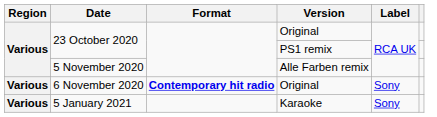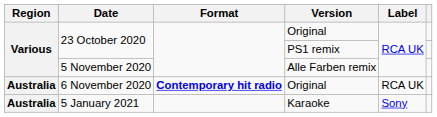(27, 85) Various -> (31, 85) Australia
(387, 85) Sony -> (403, 85) RCA UK
(27, 103) Various -> (31, 103) Australia
